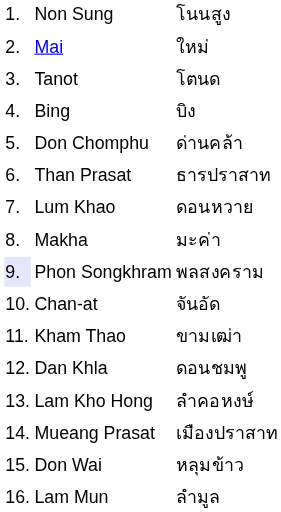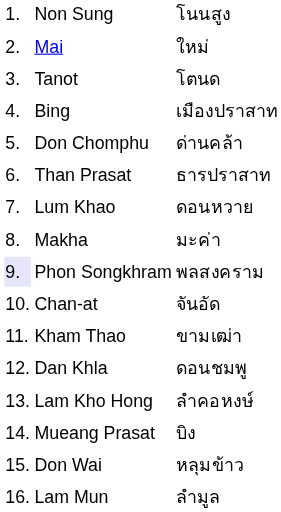(186, 111) บิง -> (227, 111) เมืองปราสาท
(227, 433) เมืองปราสาท -> (186, 433) บิง
